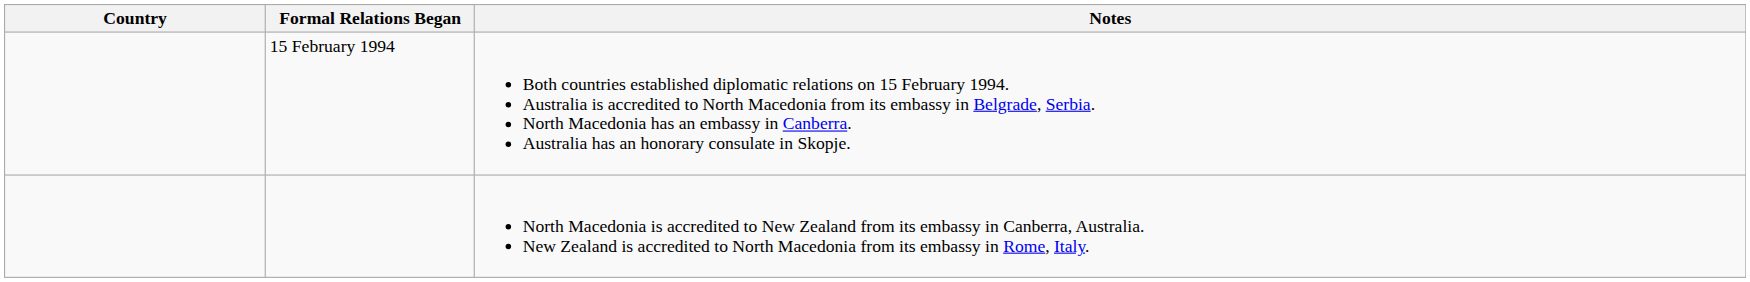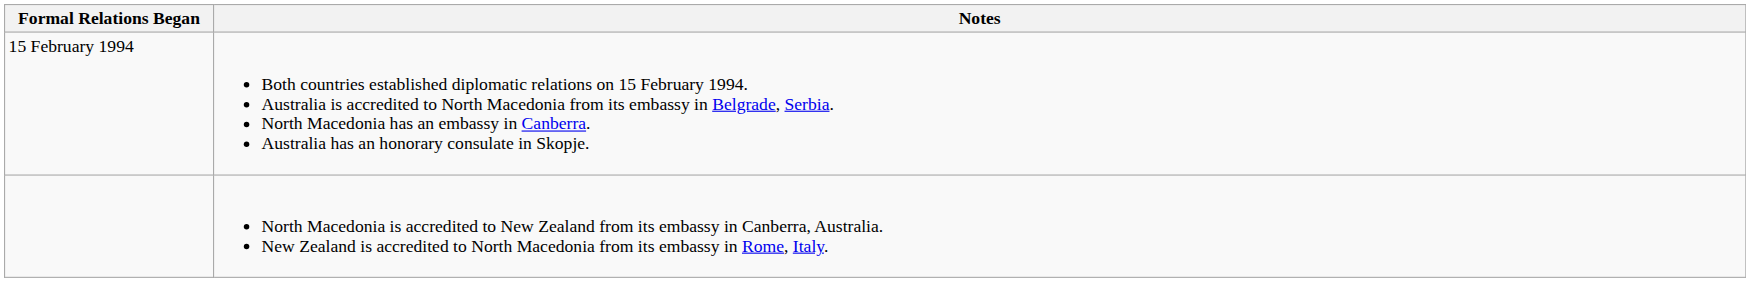- column: (135, 18)
